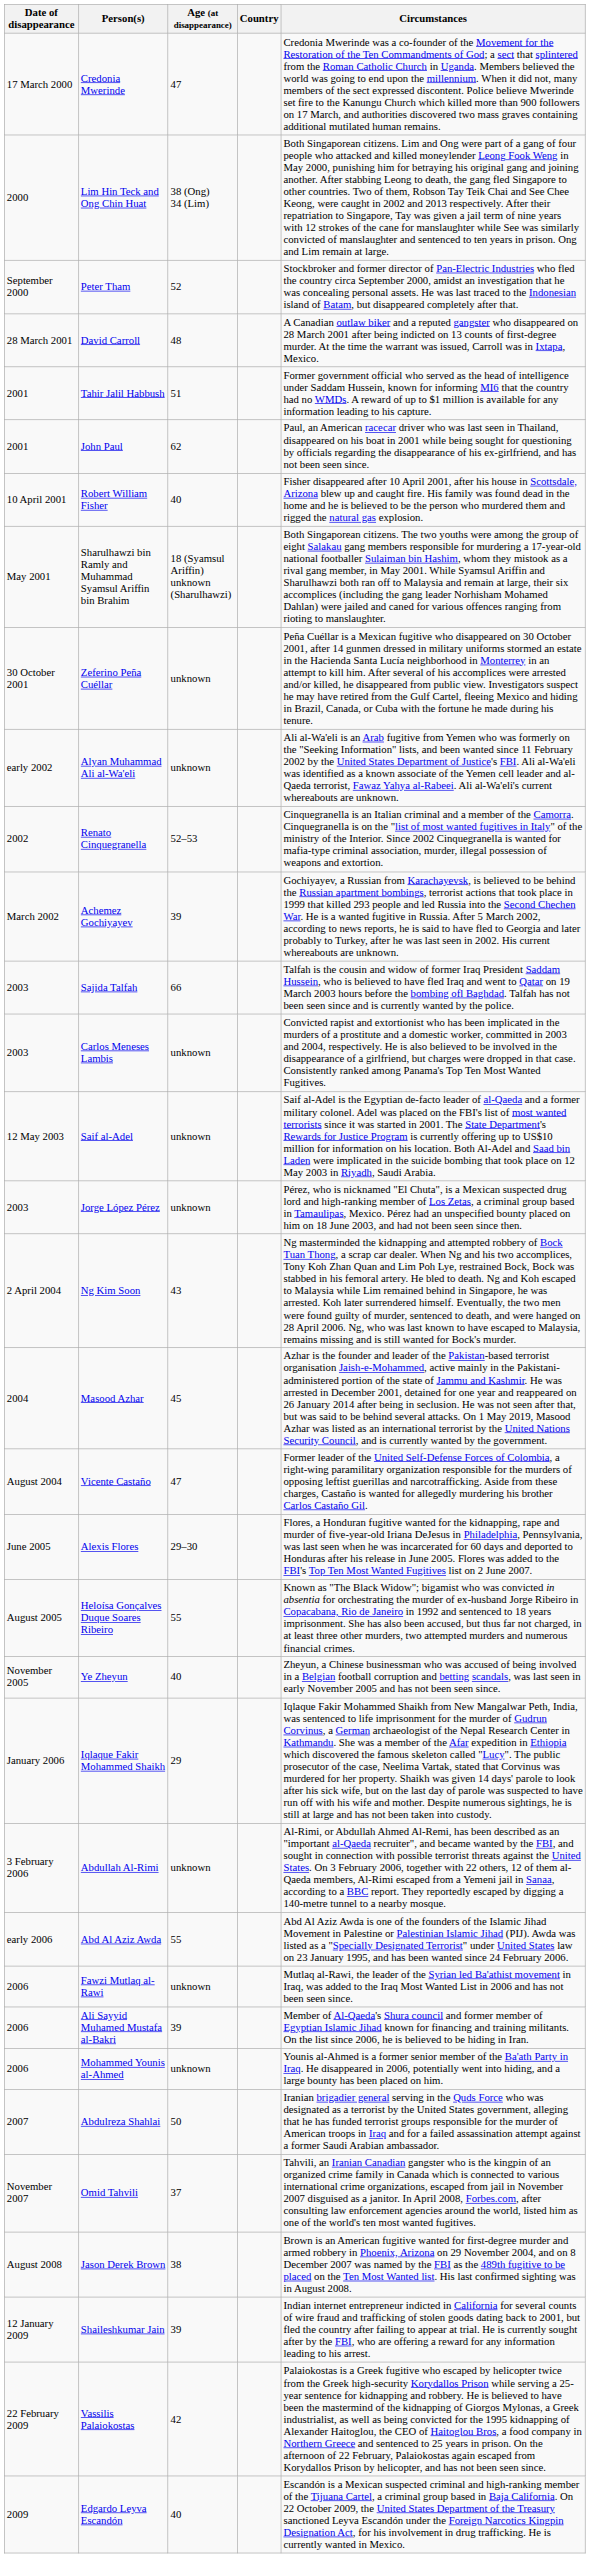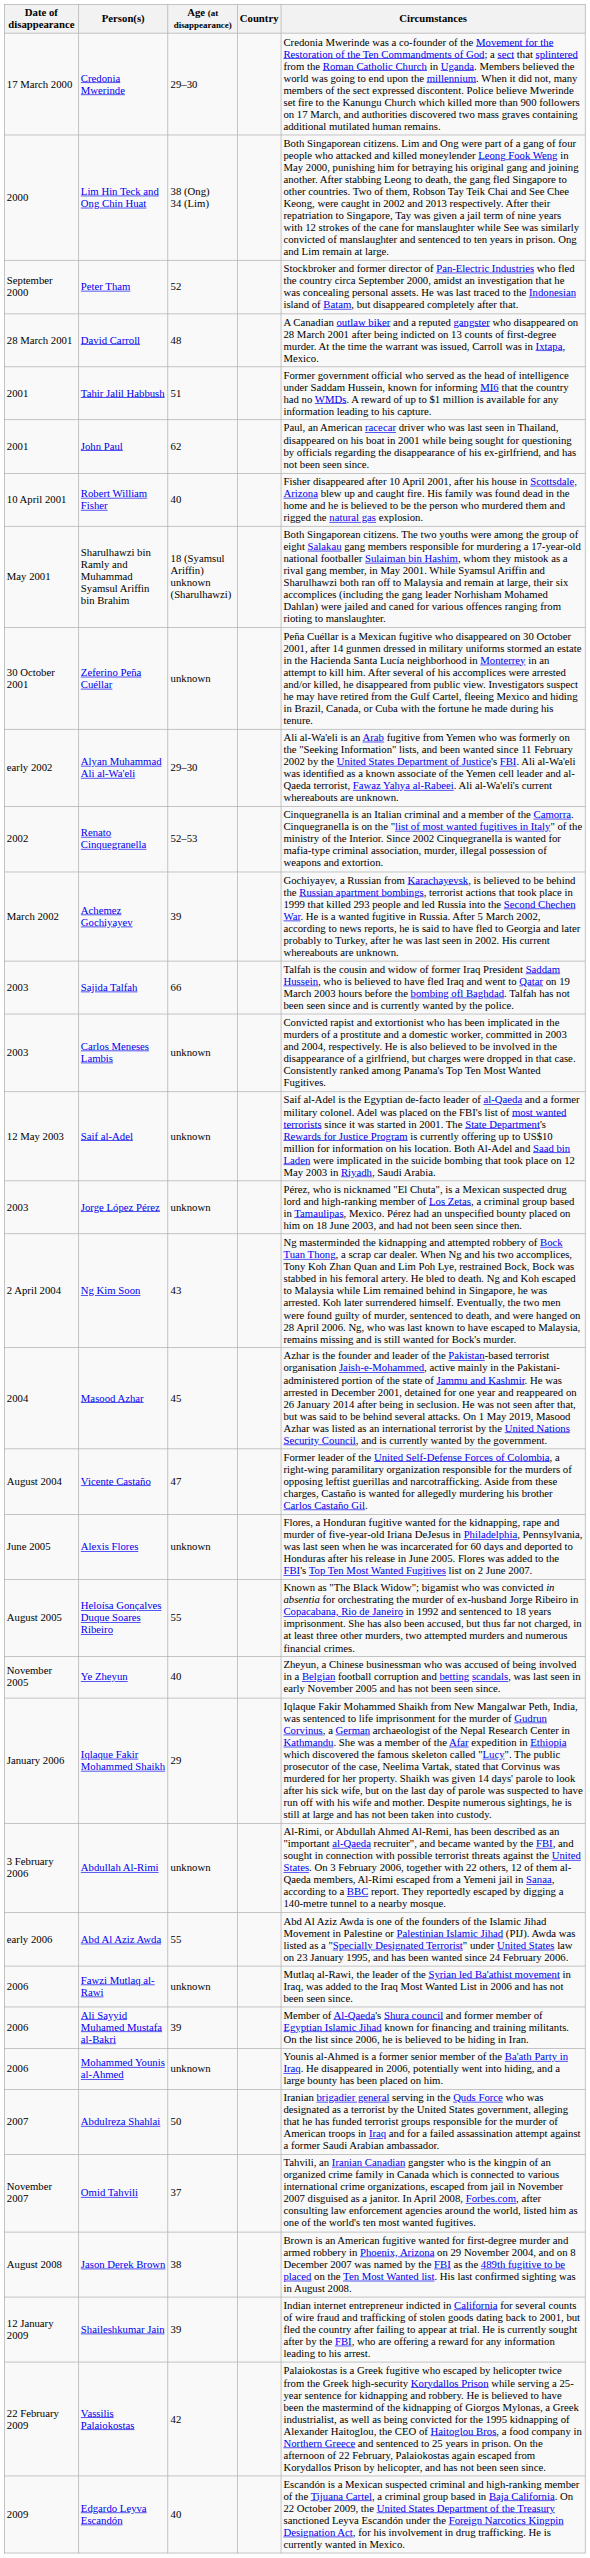(176, 84) 47 -> (184, 84) 29–30
(191, 767) unknown -> (184, 767) 29–30
(184, 1546) 29–30 -> (191, 1546) unknown
